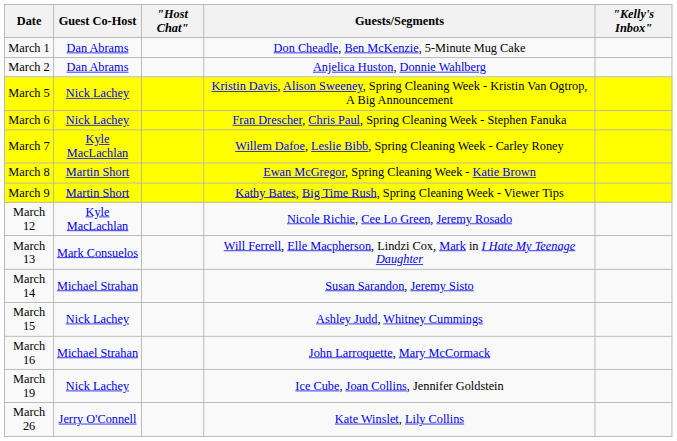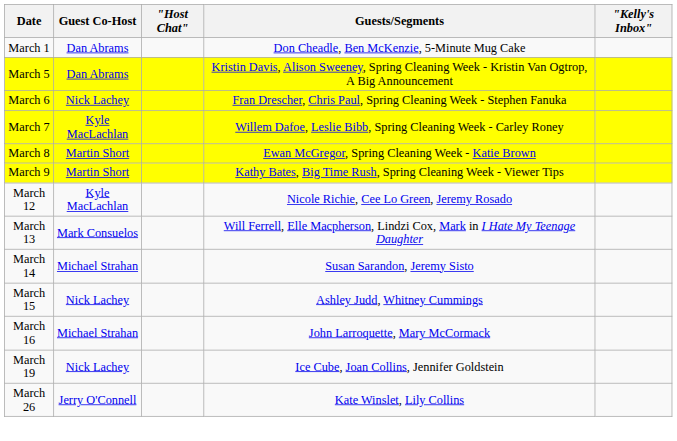- row: (29, 67)
(98, 93) Nick Lachey -> (98, 74) Dan Abrams
